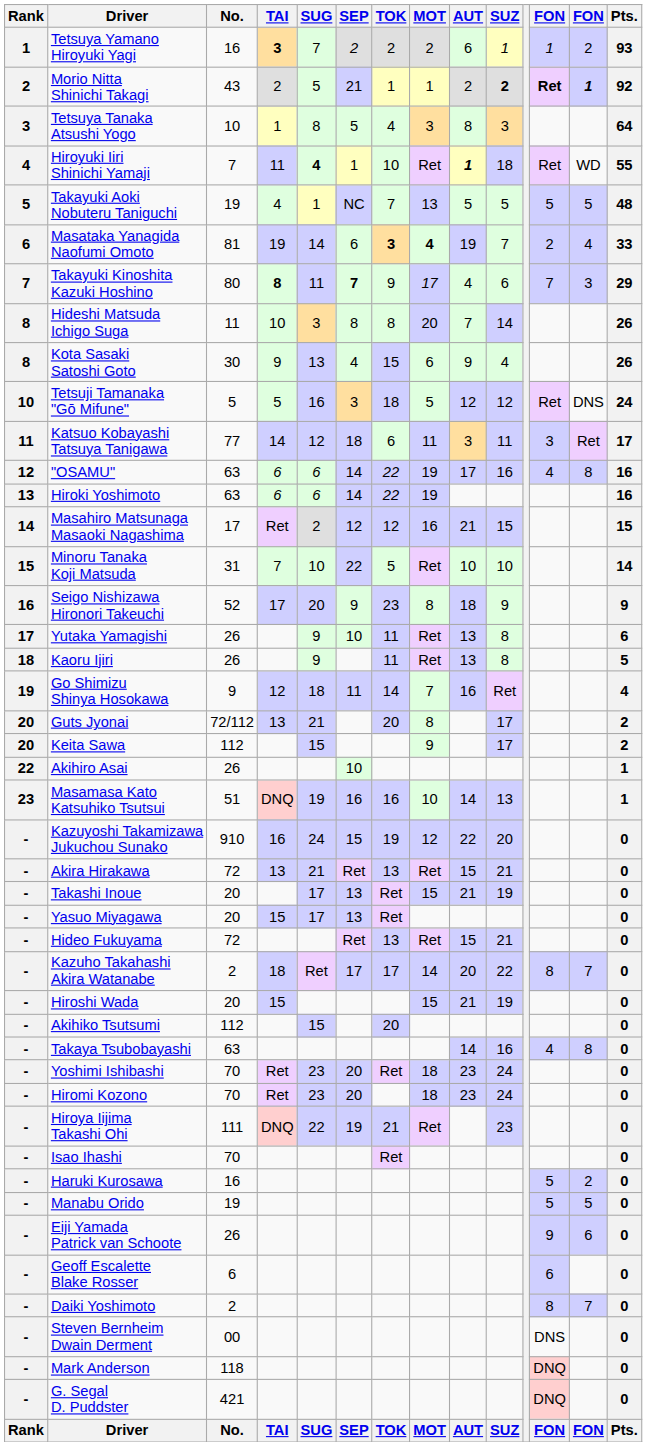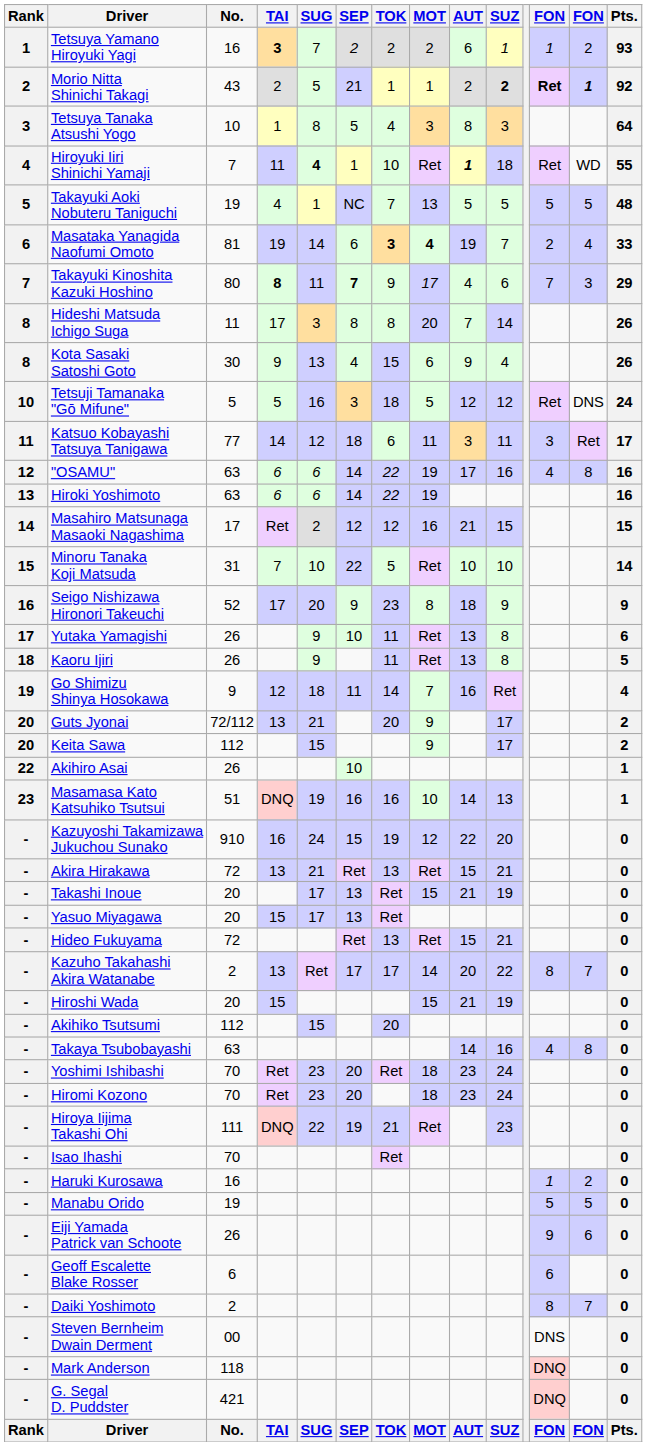(277, 322) 10 -> (277, 322) 17
(430, 722) 8 -> (430, 722) 9
(277, 971) 18 -> (277, 971) 13
(550, 1180) 5 -> (550, 1180) 1
